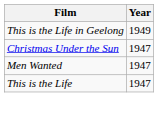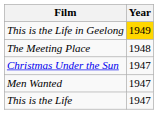(140, 30) no background -> (140, 30) gold background
+ row: (49, 48)
